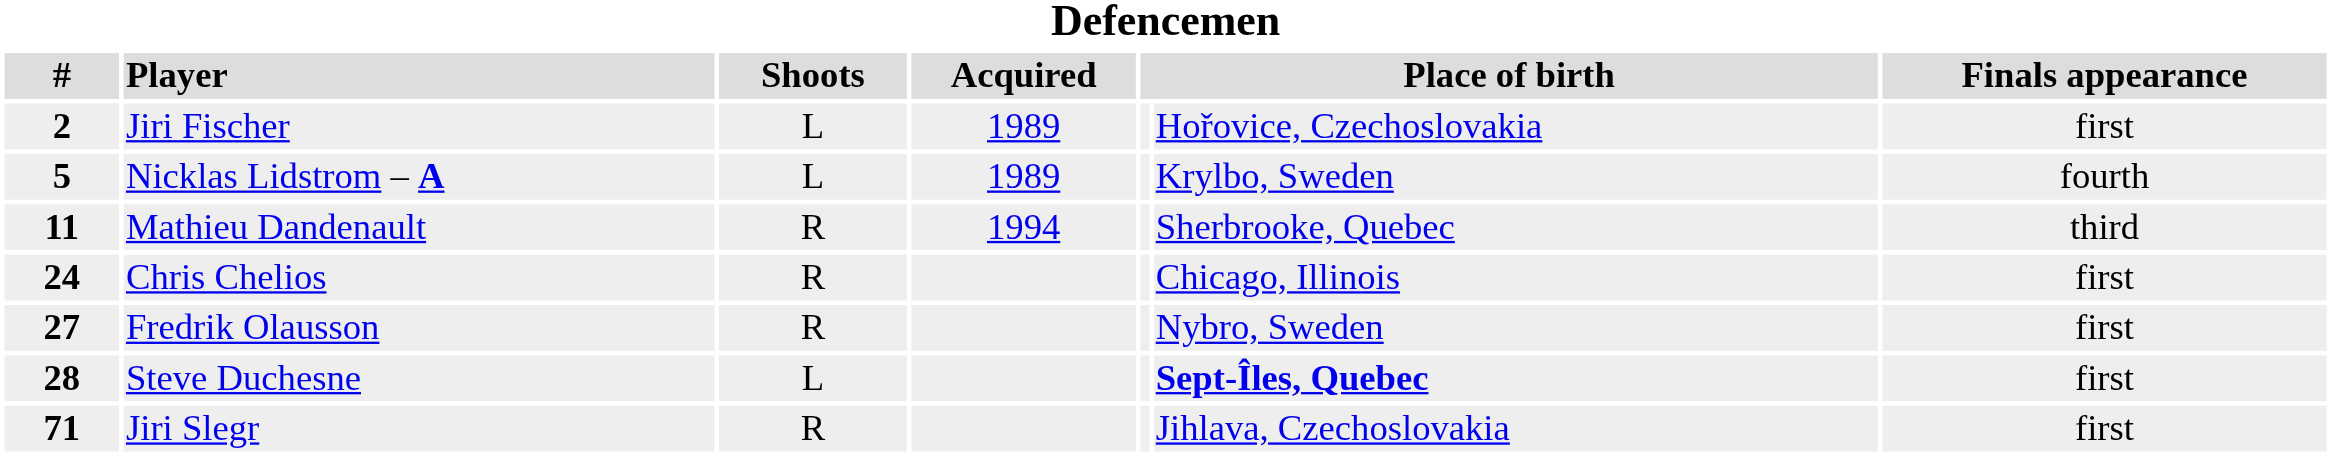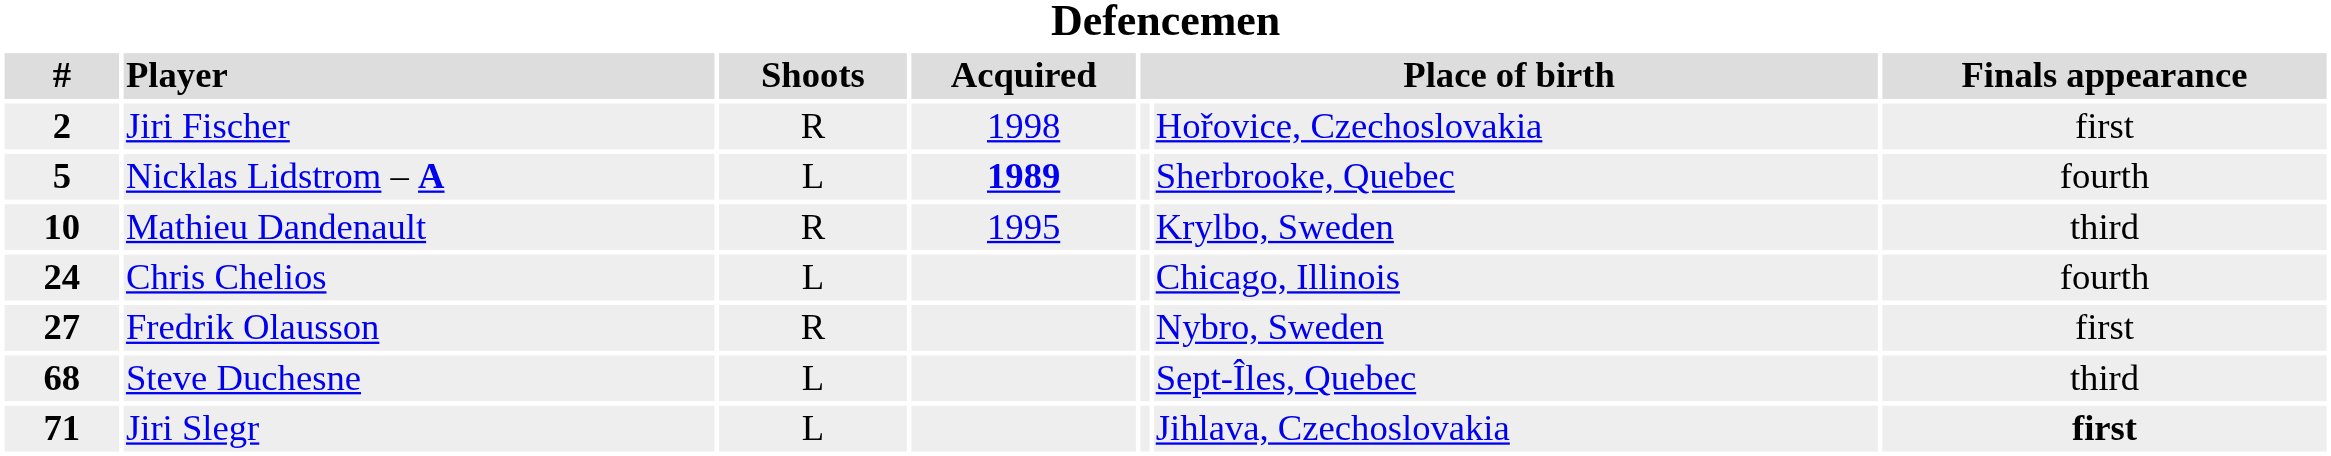(813, 125) L -> (813, 125) R
(1024, 125) 1989 -> (1024, 125) 1998
(1024, 176) normal -> (1024, 176) bold
(1275, 176) Krylbo, Sweden -> (1305, 176) Sherbrooke, Quebec
(62, 226) 11 -> (62, 226) 10
(1024, 226) 1994 -> (1024, 226) 1995
(1305, 226) Sherbrooke, Quebec -> (1275, 226) Krylbo, Sweden
(813, 276) R -> (813, 276) L
(2105, 276) first -> (2104, 276) fourth
(62, 377) 28 -> (62, 377) 68
(1292, 377) bold -> (1286, 377) normal
(2105, 377) first -> (2105, 377) third
(813, 428) R -> (813, 428) L
(2105, 428) normal -> (2105, 428) bold
